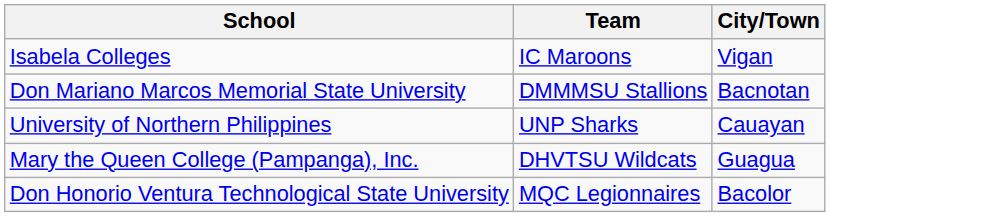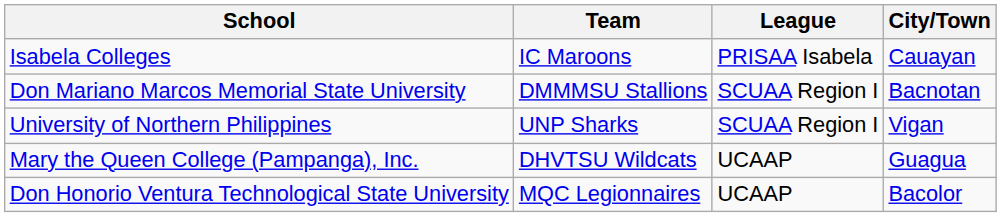+ column: (798, 21)
(745, 56) Vigan -> (932, 56) Cauayan
(761, 125) Cauayan -> (916, 125) Vigan
